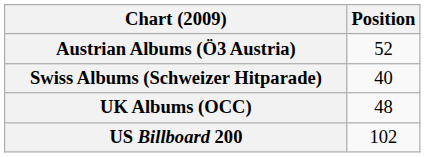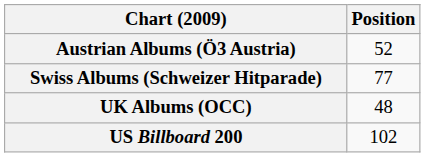(383, 78) 40 -> (383, 78) 77
